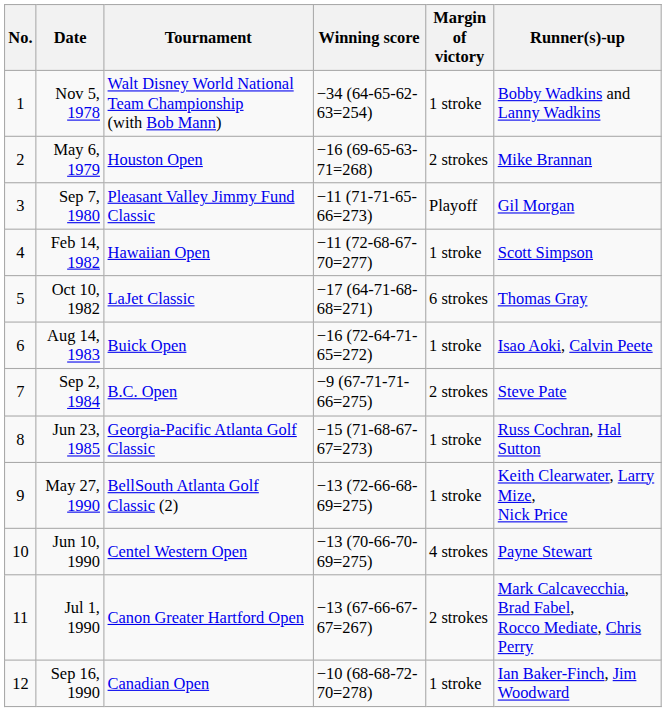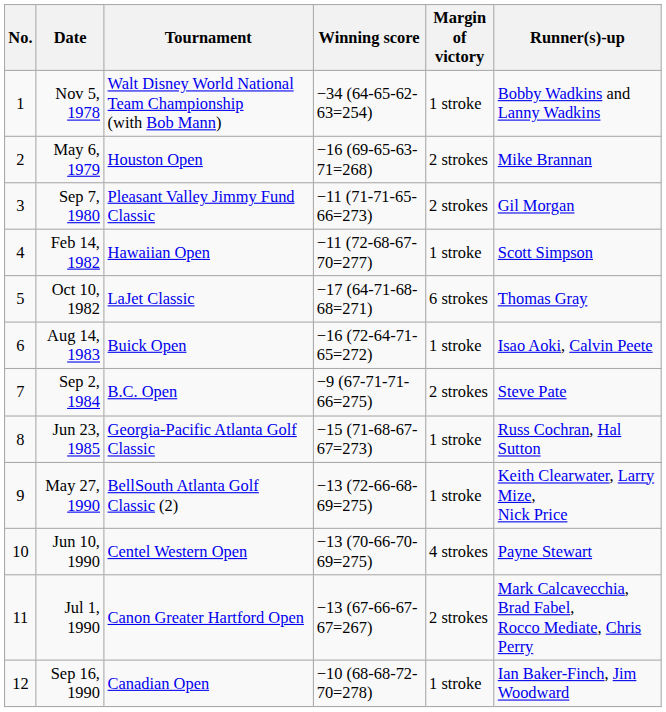(453, 206) Playoff -> (459, 206) 2 strokes
